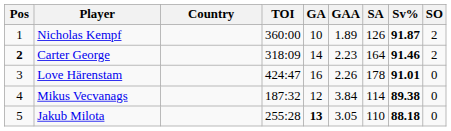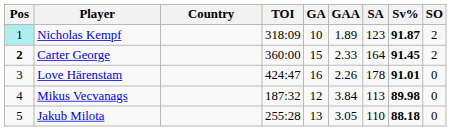(19, 34) no background -> (19, 34) paleturquoise background
(283, 34) 360:00 -> (283, 34) 318:09
(376, 34) 126 -> (376, 34) 123
(283, 55) 318:09 -> (283, 55) 360:00
(316, 55) 14 -> (316, 55) 15
(346, 55) 2.23 -> (346, 55) 2.33
(405, 55) 91.46 -> (405, 55) 91.45
(376, 95) 114 -> (376, 95) 113
(405, 95) 89.38 -> (405, 95) 89.98
(316, 116) bold -> (316, 116) normal
